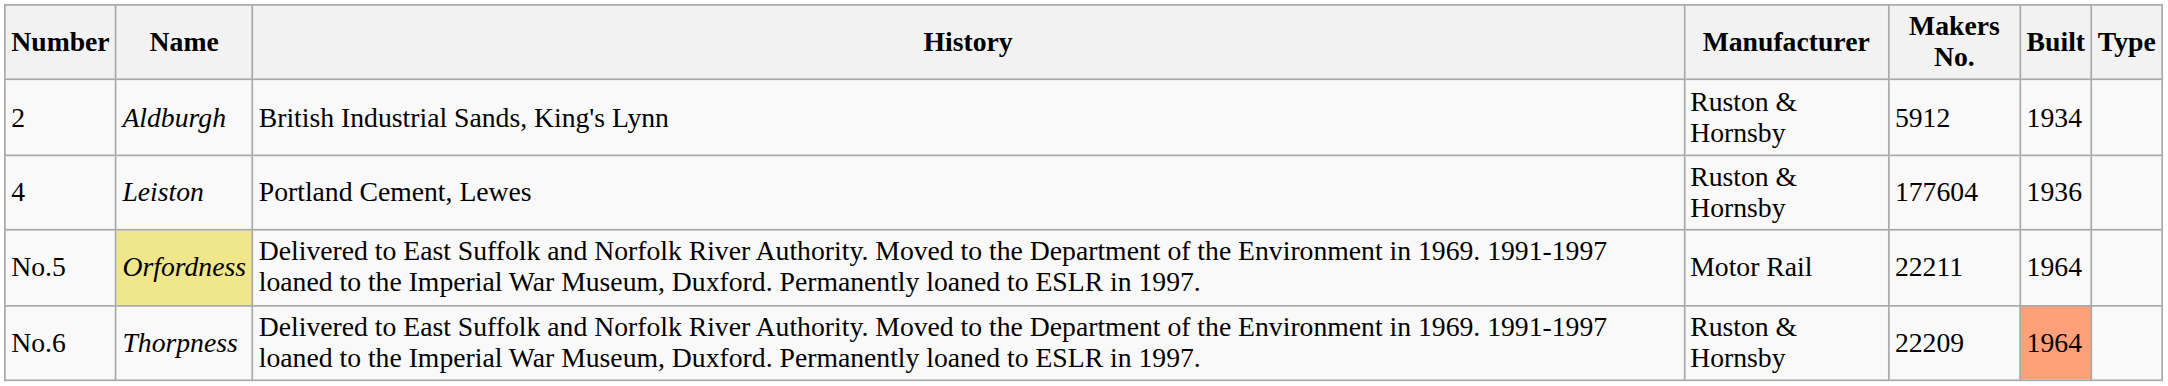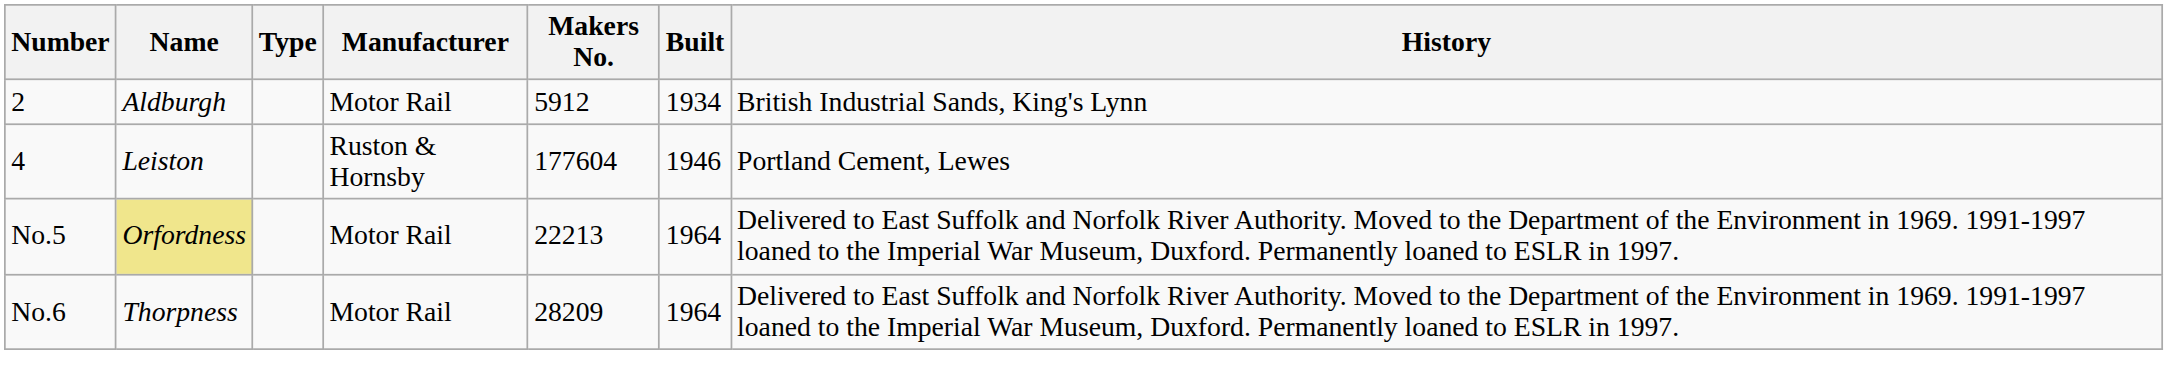columns swapped: (2127, 42) <-> (968, 42)
(1744, 117) Ruston & Hornsby -> (391, 101) Motor Rail
(2054, 192) 1936 -> (694, 160) 1946
(1929, 267) 22211 -> (569, 235) 22213
(1744, 342) Ruston & Hornsby -> (391, 311) Motor Rail
(1930, 342) 22209 -> (569, 311) 28209
(2054, 342) lightsalmon background -> (694, 311) no background
